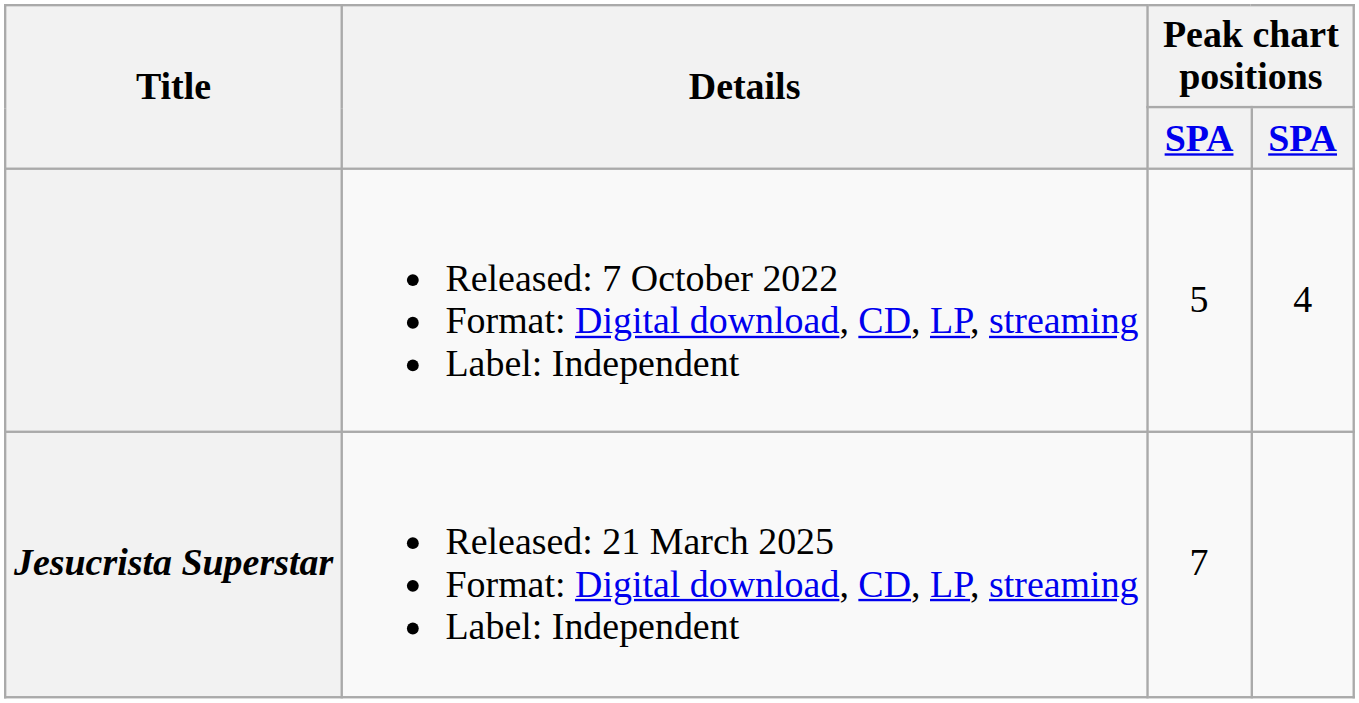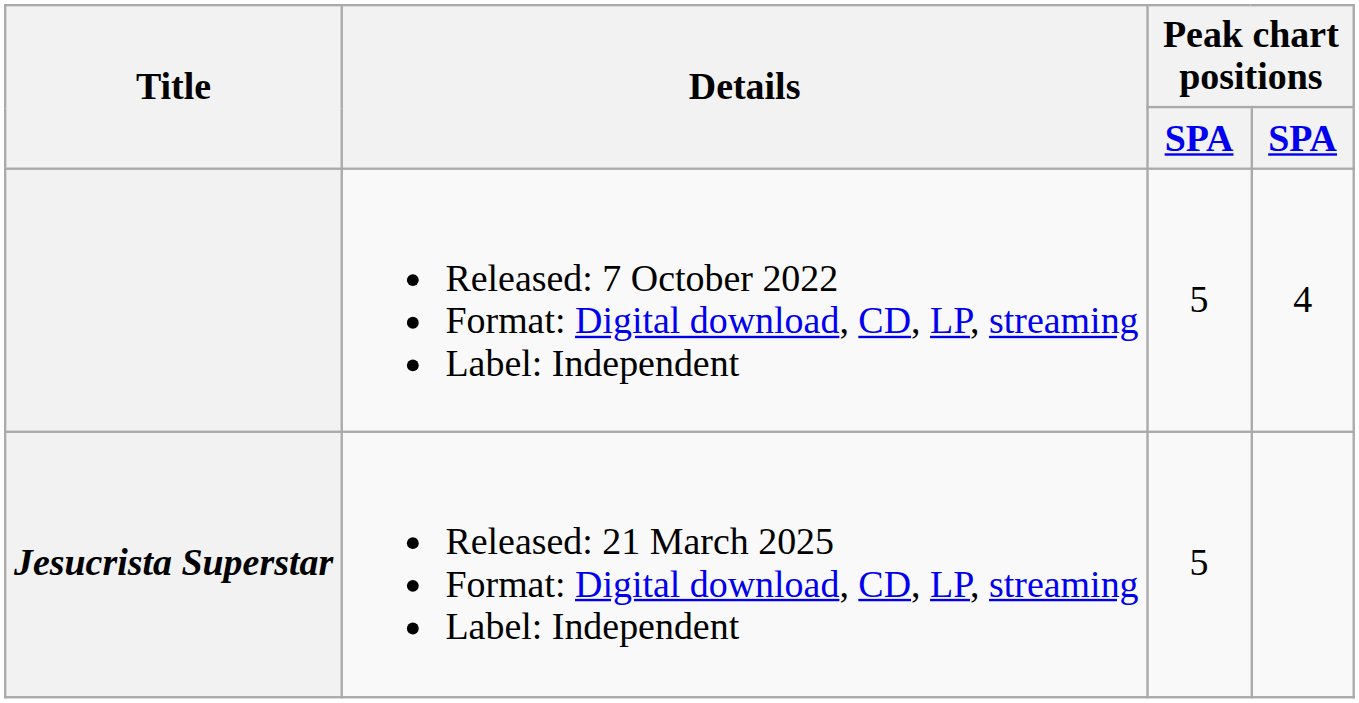(1199, 563) 7 -> (1199, 563) 5
